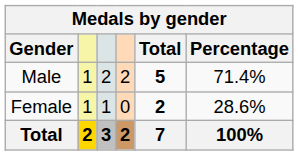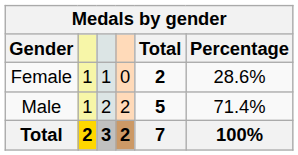rows swapped: (41, 77) <-> (41, 106)
